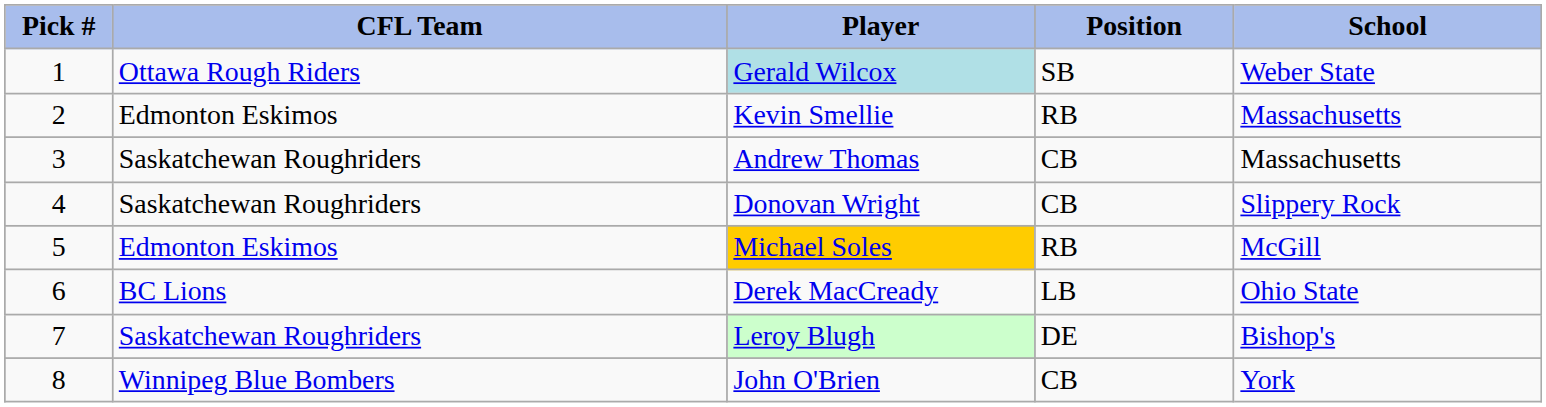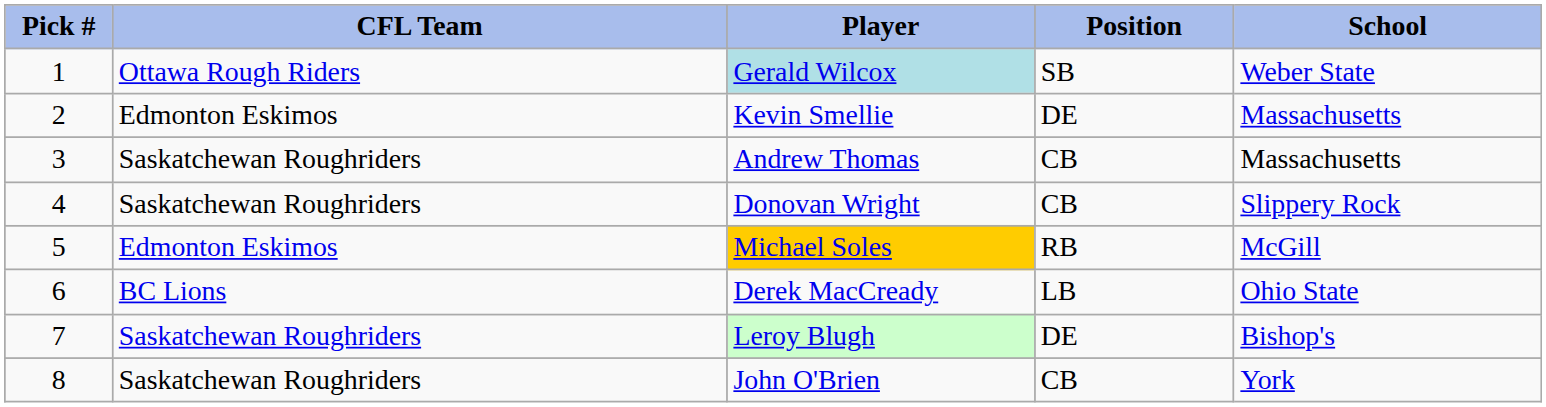(1059, 114) RB -> (1059, 114) DE
(257, 379) Winnipeg Blue Bombers -> (270, 379) Saskatchewan Roughriders
